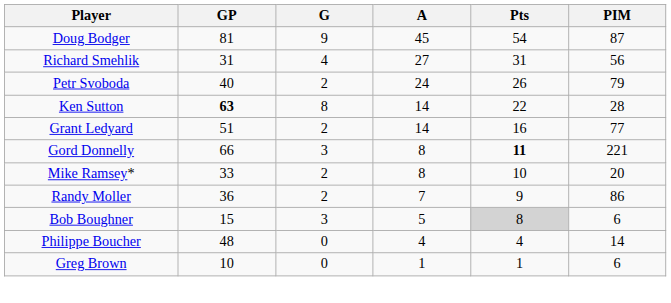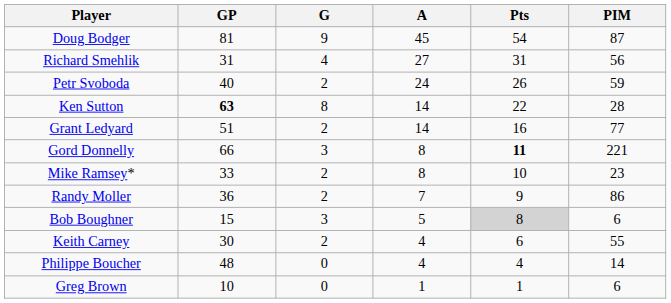(617, 83) 79 -> (617, 83) 59
(617, 173) 20 -> (617, 173) 23
+ row: (91, 241)
